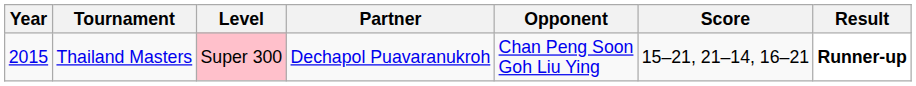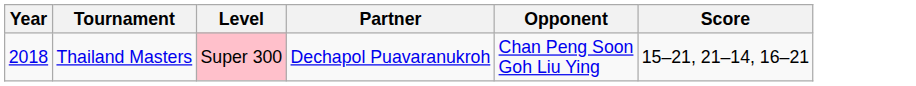- column: (862, 19)
(28, 57) 2015 -> (28, 57) 2018
